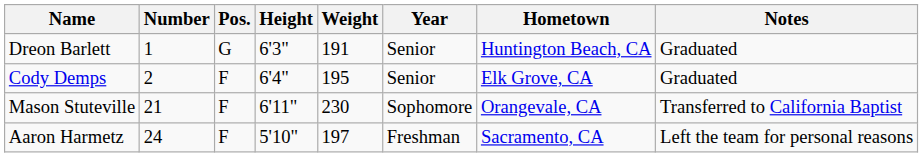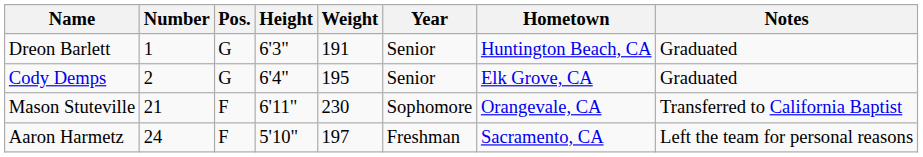(223, 78) F -> (225, 78) G
